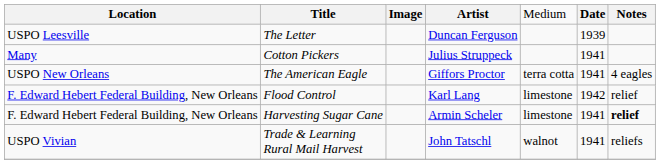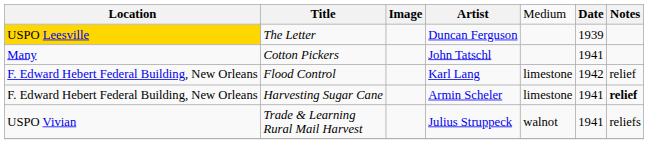(48, 34) no background -> (48, 34) gold background
(470, 54) Julius Struppeck -> (460, 54) John Tatschl
- row: (315, 74)
(460, 141) John Tatschl -> (470, 121) Julius Struppeck
